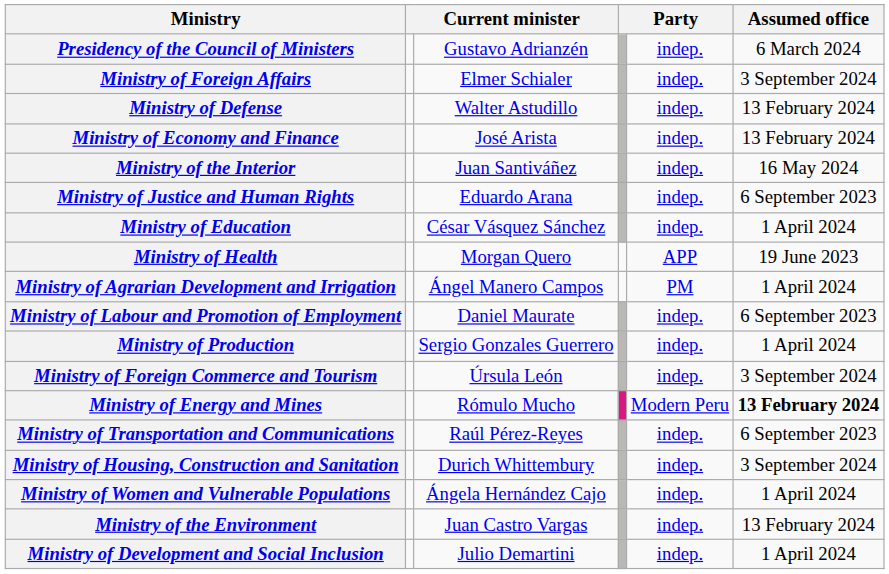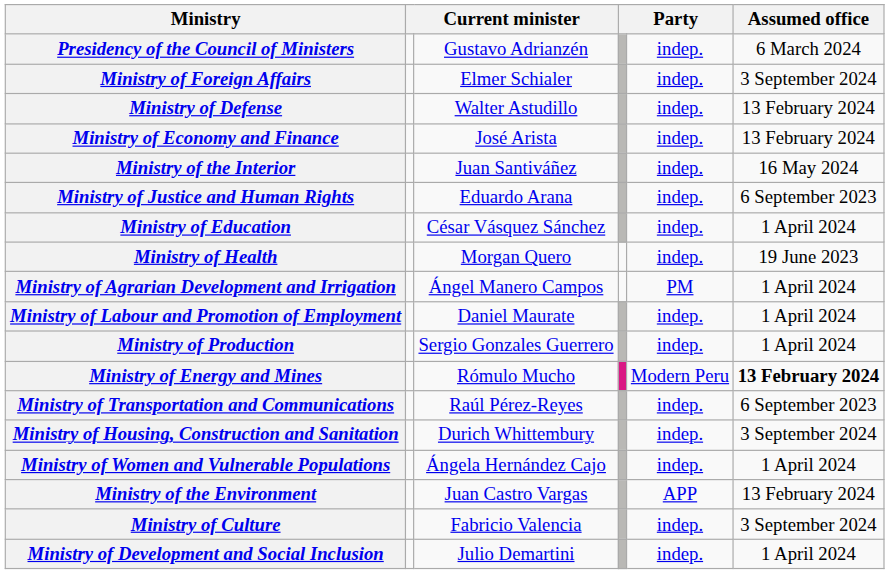(680, 256) APP -> (680, 256) indep.
(808, 316) 6 September 2023 -> (808, 316) 1 April 2024
- row: (206, 375)
(680, 524) indep. -> (680, 494) APP
+ row: (206, 524)
